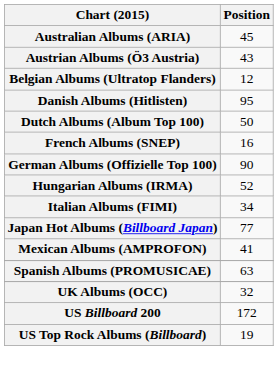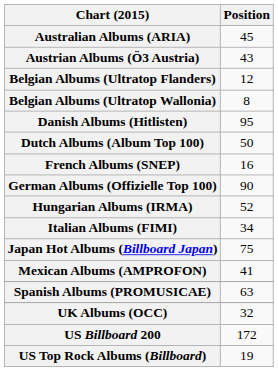+ row: (112, 100)
(247, 228) 77 -> (247, 249) 75
